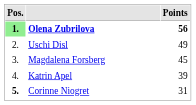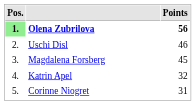(183, 44) 49 -> (183, 44) 46
(183, 75) 39 -> (183, 75) 32
(15, 91) bold -> (15, 91) normal
